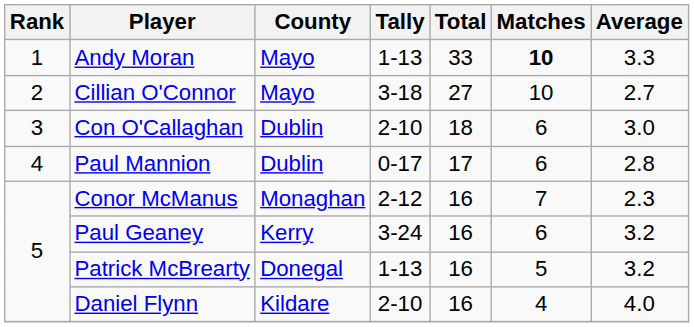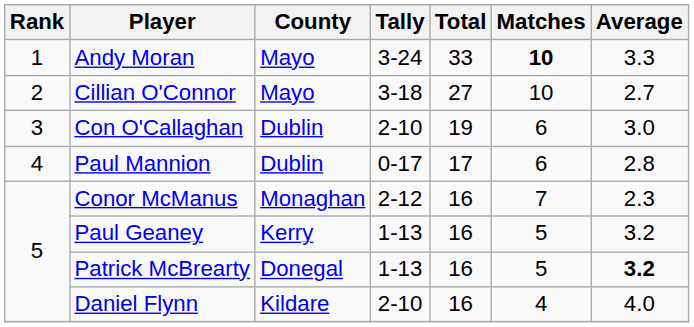(400, 57) 1-13 -> (400, 57) 3-24
(461, 127) 18 -> (461, 127) 19
(400, 233) 3-24 -> (400, 233) 1-13
(541, 233) 6 -> (541, 233) 5
(639, 269) normal -> (639, 269) bold
